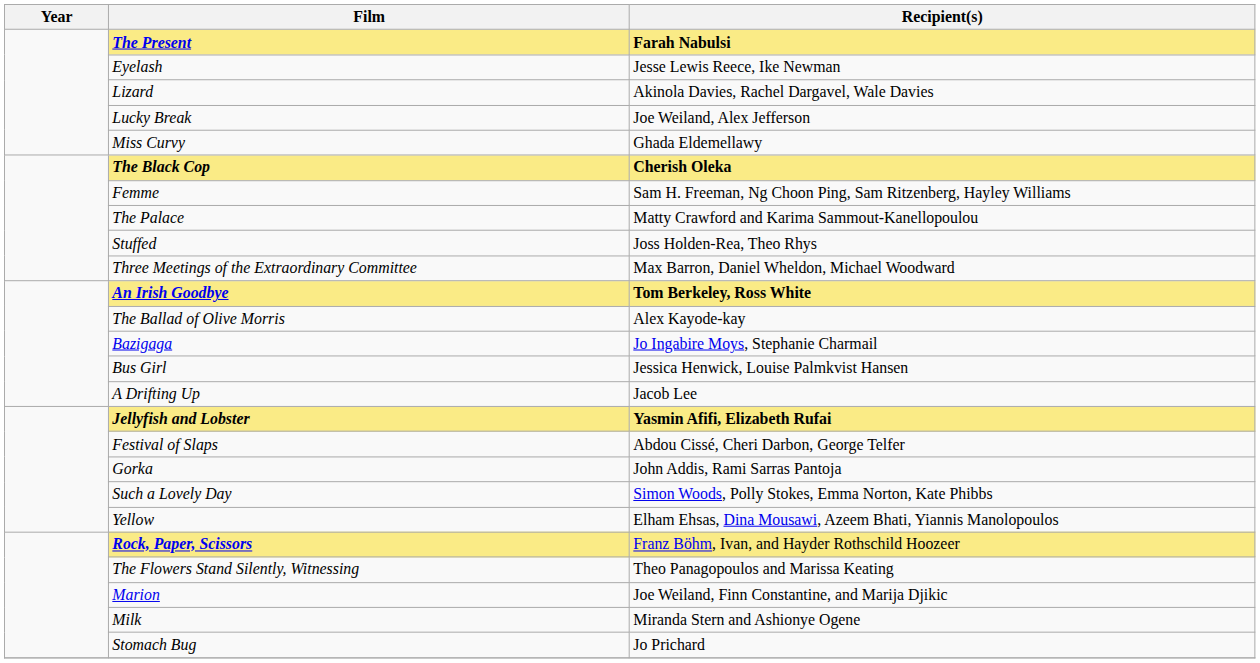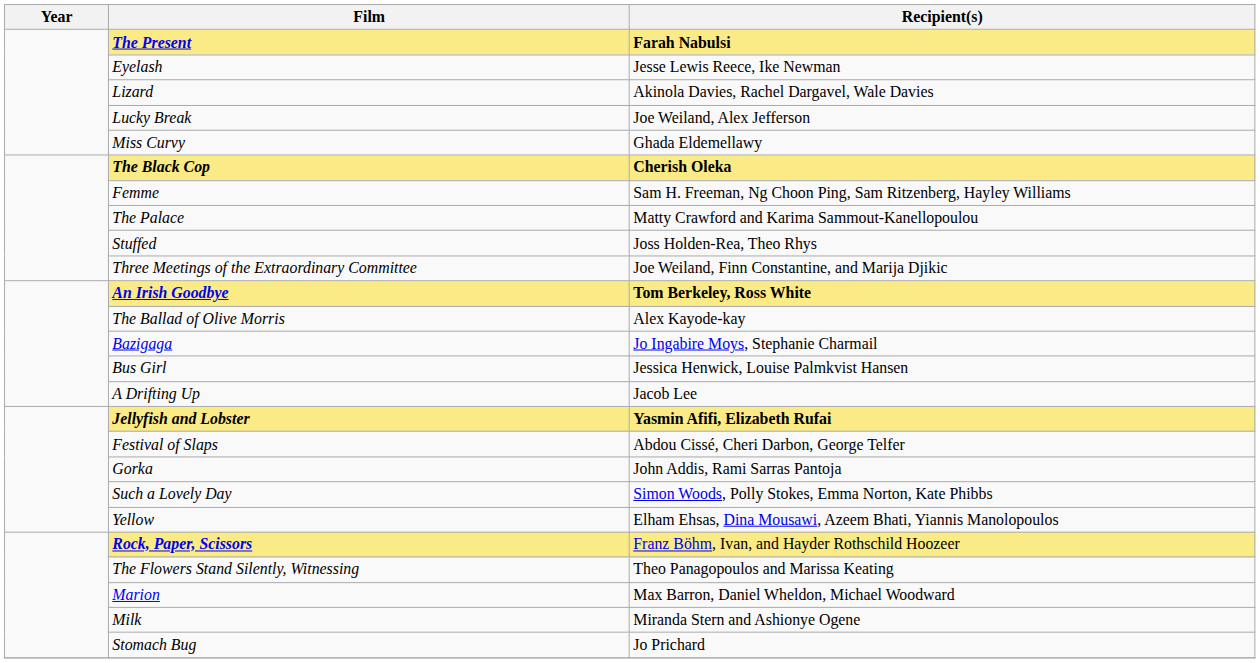(794, 268) Max Barron, Daniel Wheldon, Michael Woodward -> (790, 268) Joe Weiland, Finn Constantine, and Marija Djikic
(790, 594) Joe Weiland, Finn Constantine, and Marija Djikic -> (794, 594) Max Barron, Daniel Wheldon, Michael Woodward
